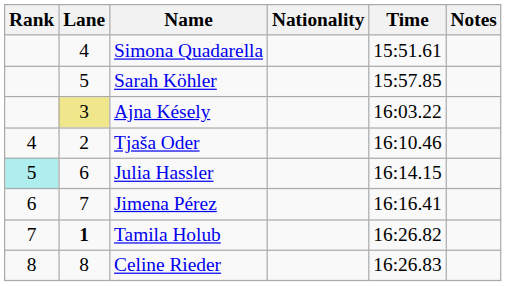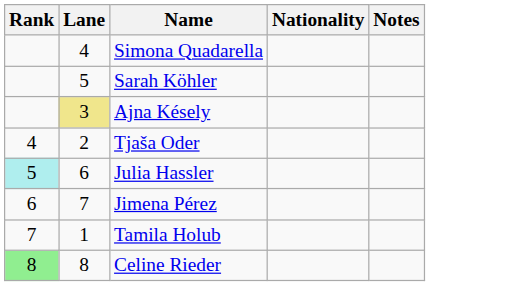- column: (408, 19)
(84, 234) bold -> (84, 234) normal
(32, 265) no background -> (32, 265) lightgreen background
